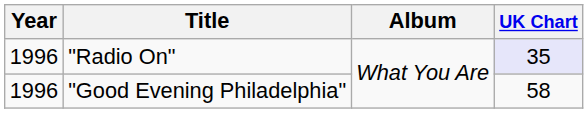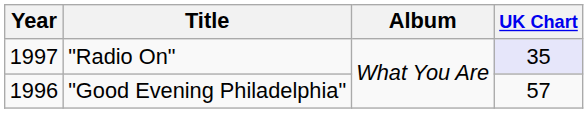(34, 56) 1996 -> (34, 56) 1997
(539, 90) 58 -> (539, 90) 57
